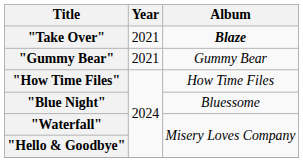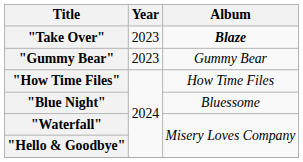(145, 37) 2021 -> (145, 37) 2023
(145, 59) 2021 -> (145, 59) 2023
